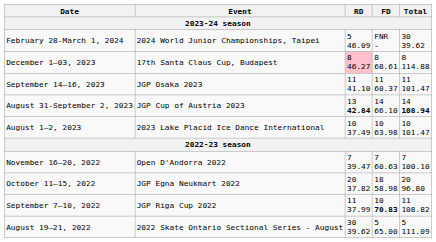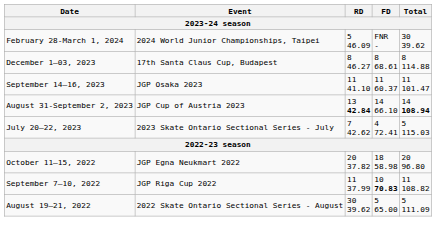(359, 62) pink background -> (359, 62) no background
- row: (44, 127)
+ row: (44, 127)
- row: (53, 162)
